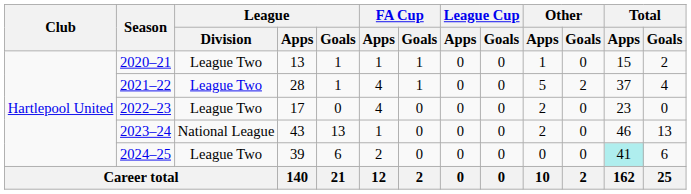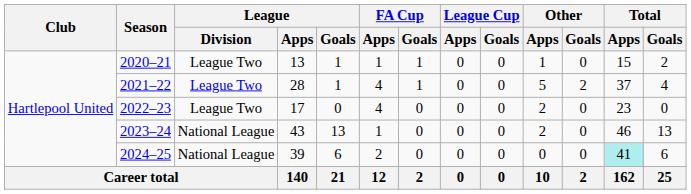(226, 154) League Two -> (226, 154) National League
